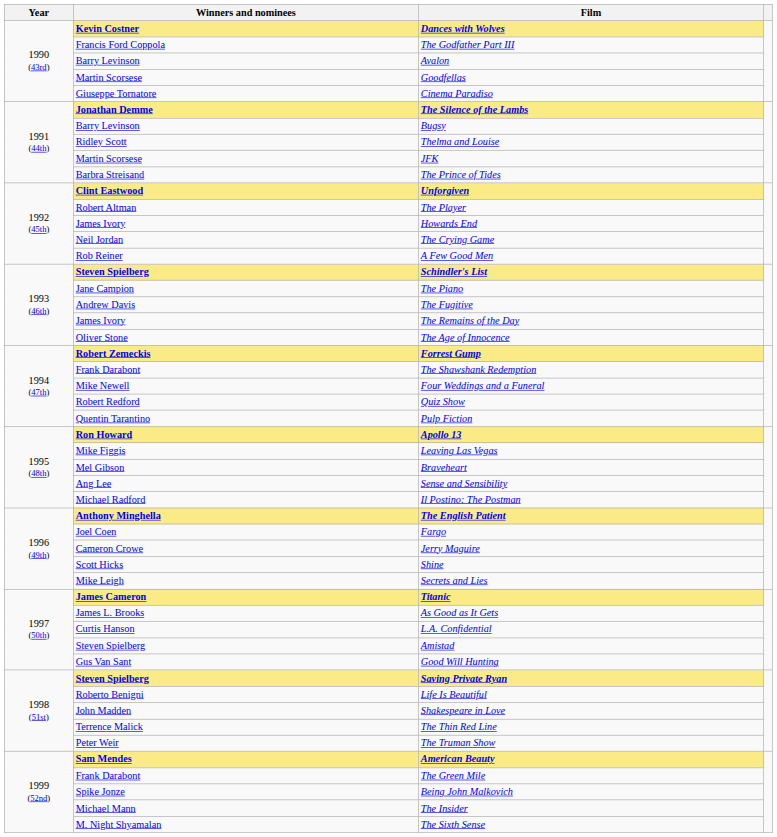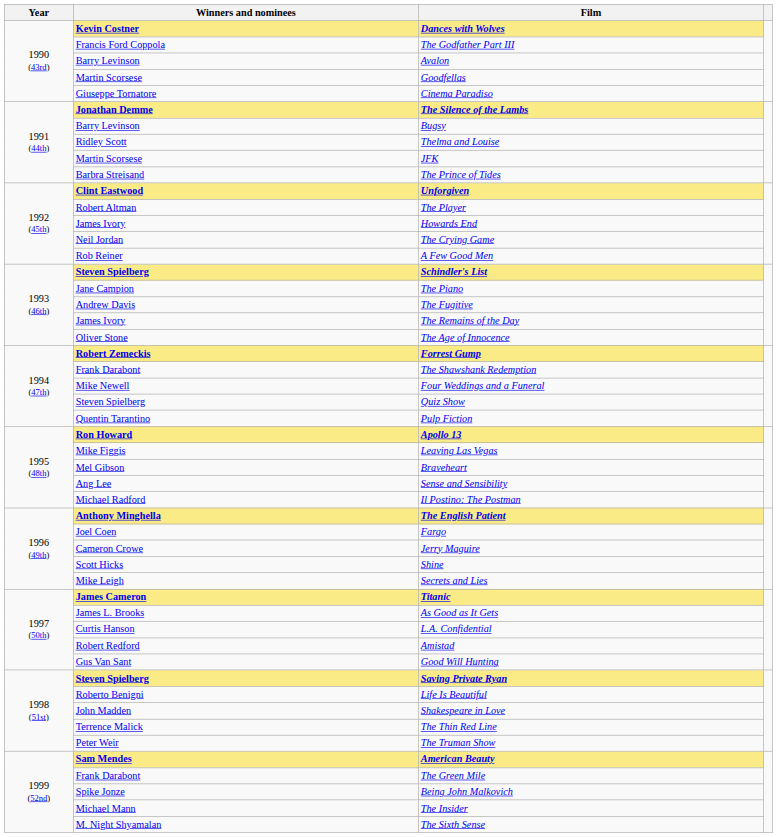(108, 402) Robert Redford -> (110, 402) Steven Spielberg
(110, 645) Steven Spielberg -> (108, 645) Robert Redford
